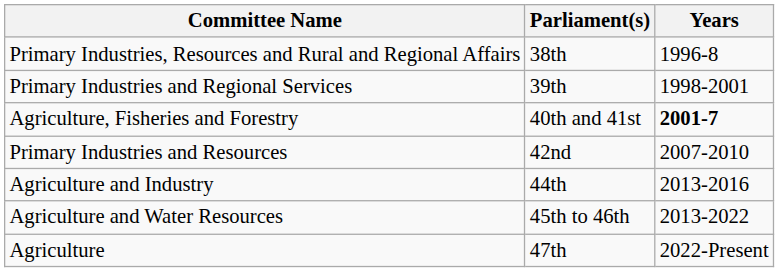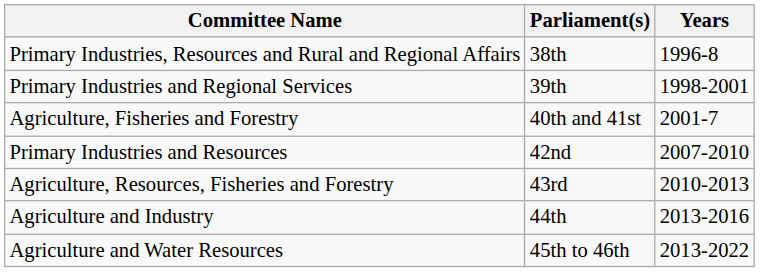(689, 119) bold -> (689, 119) normal
+ row: (201, 184)
- row: (57, 250)
